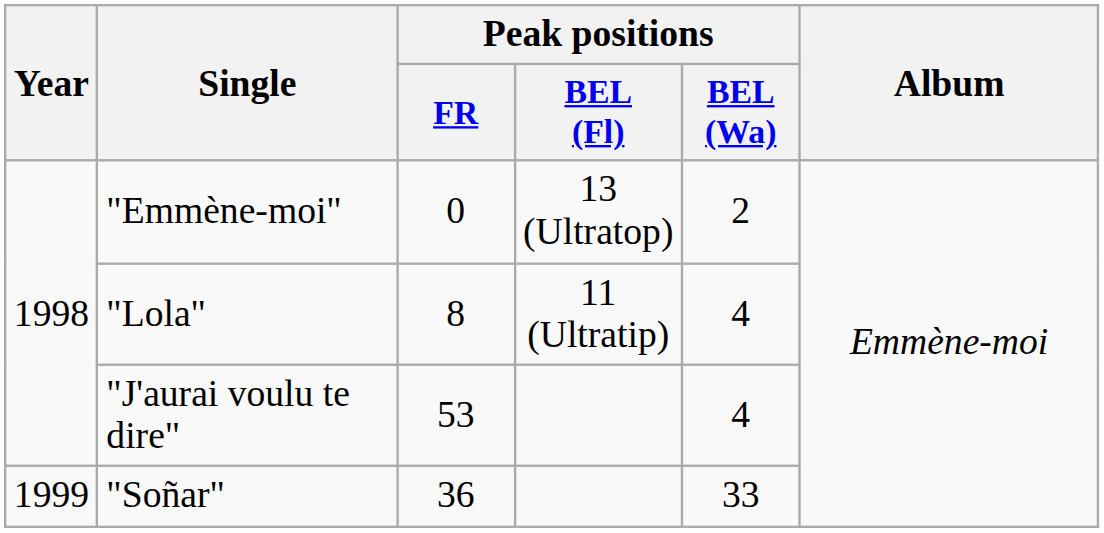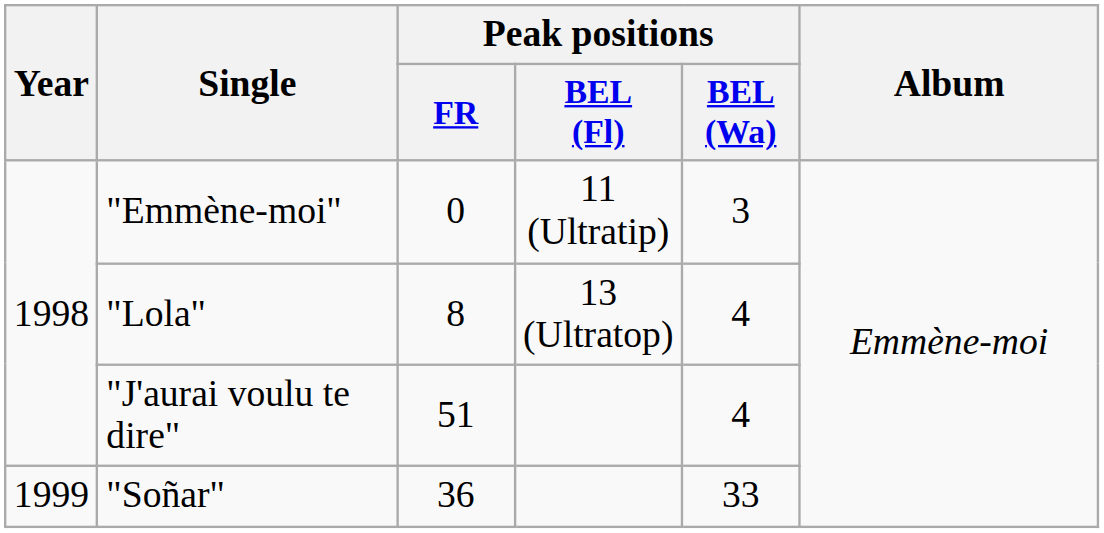(598, 210) 13 (Ultratop) -> (598, 210) 11 (Ultratip)
(741, 210) 2 -> (741, 210) 3
(598, 312) 11 (Ultratip) -> (598, 312) 13 (Ultratop)
(456, 414) 53 -> (456, 414) 51
